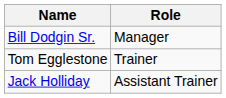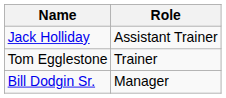rows swapped: (51, 37) <-> (49, 81)
